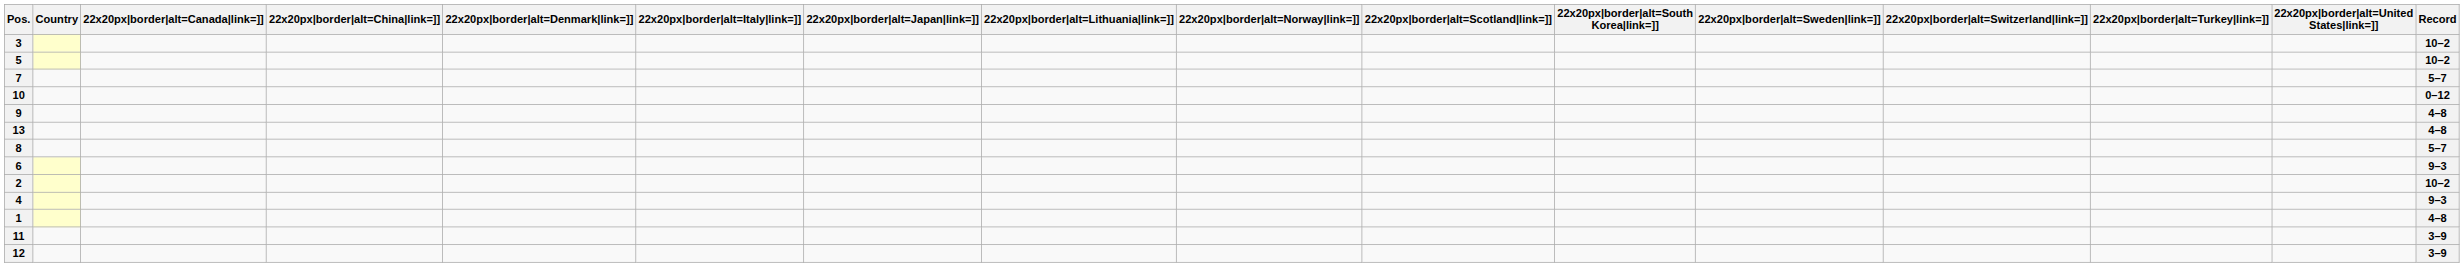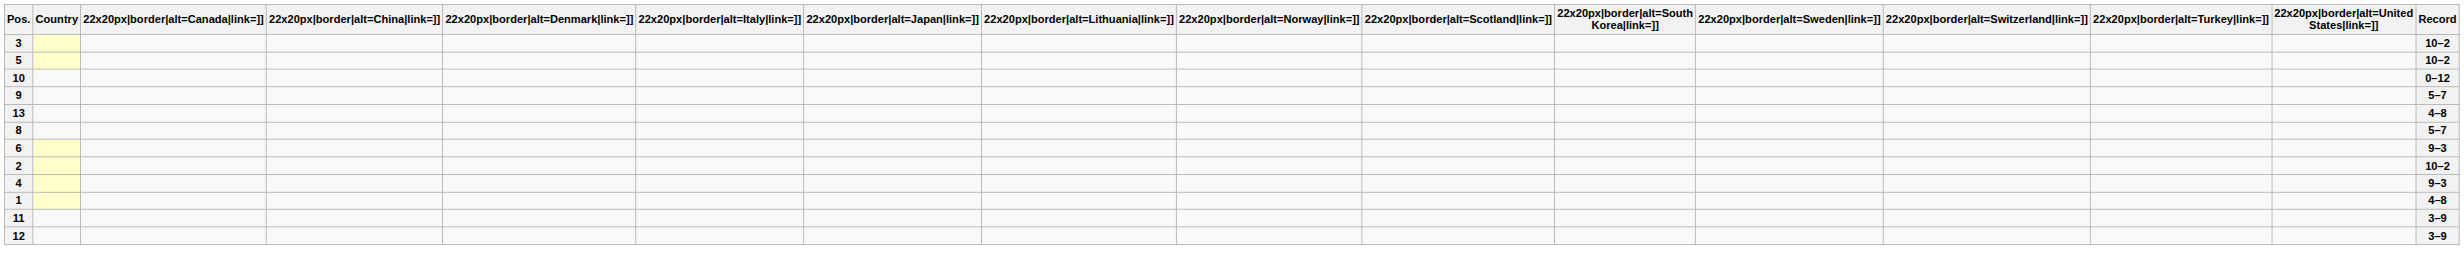- row: (19, 78)
(2437, 113) 4–8 -> (2437, 96) 5–7
